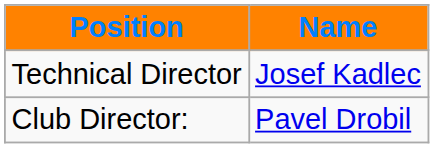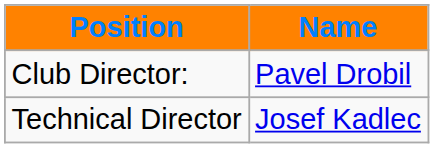rows swapped: (100, 119) <-> (127, 73)
